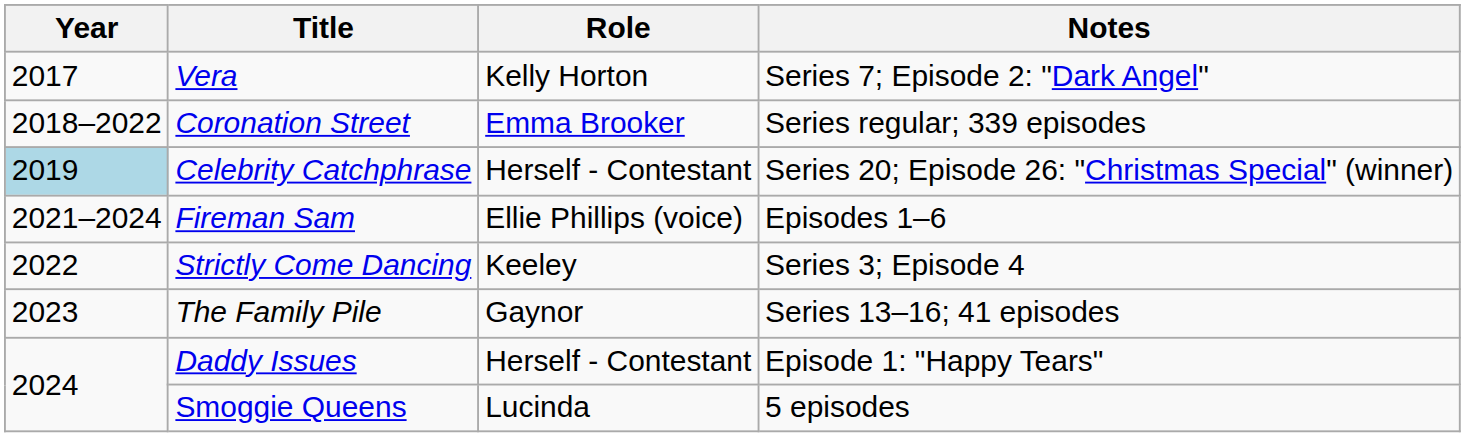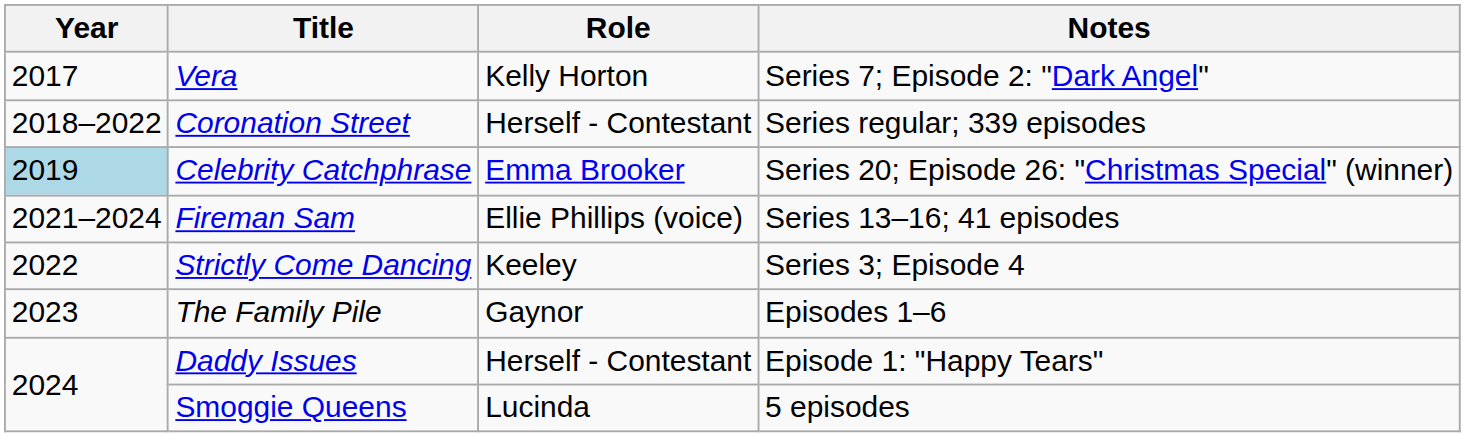(585, 123) Emma Brooker -> (618, 123) Herself - Contestant
(618, 170) Herself - Contestant -> (585, 170) Emma Brooker
(856, 218) Episodes 1–6 -> (942, 218) Series 13–16; 41 episodes
(942, 312) Series 13–16; 41 episodes -> (856, 312) Episodes 1–6
